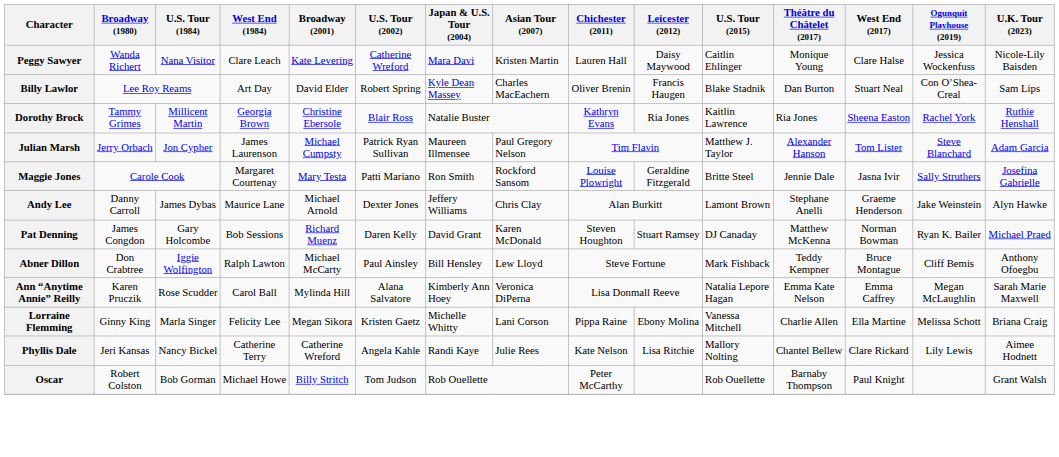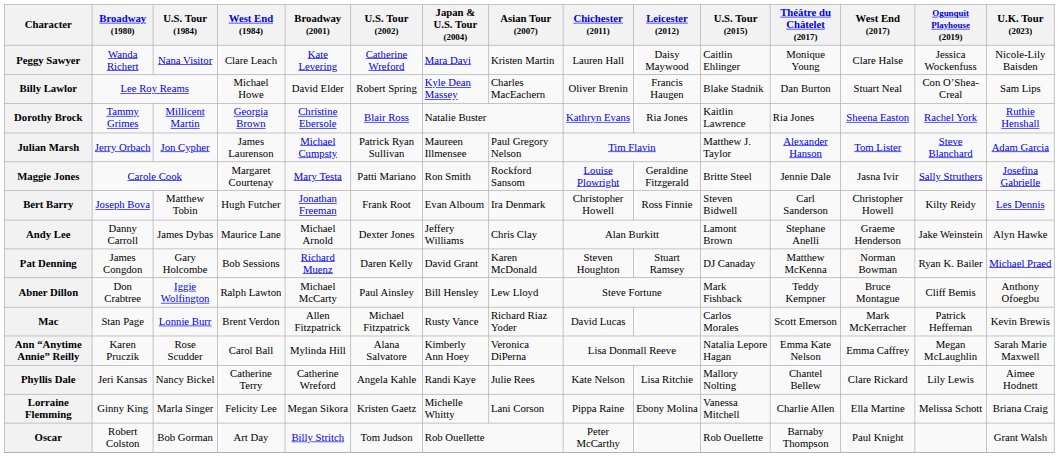(254, 89) Art Day -> (251, 89) Michael Howe
+ row: (48, 205)
+ row: (48, 321)
rows swapped: (49, 321) <-> (49, 350)
(254, 379) Michael Howe -> (251, 437) Art Day
